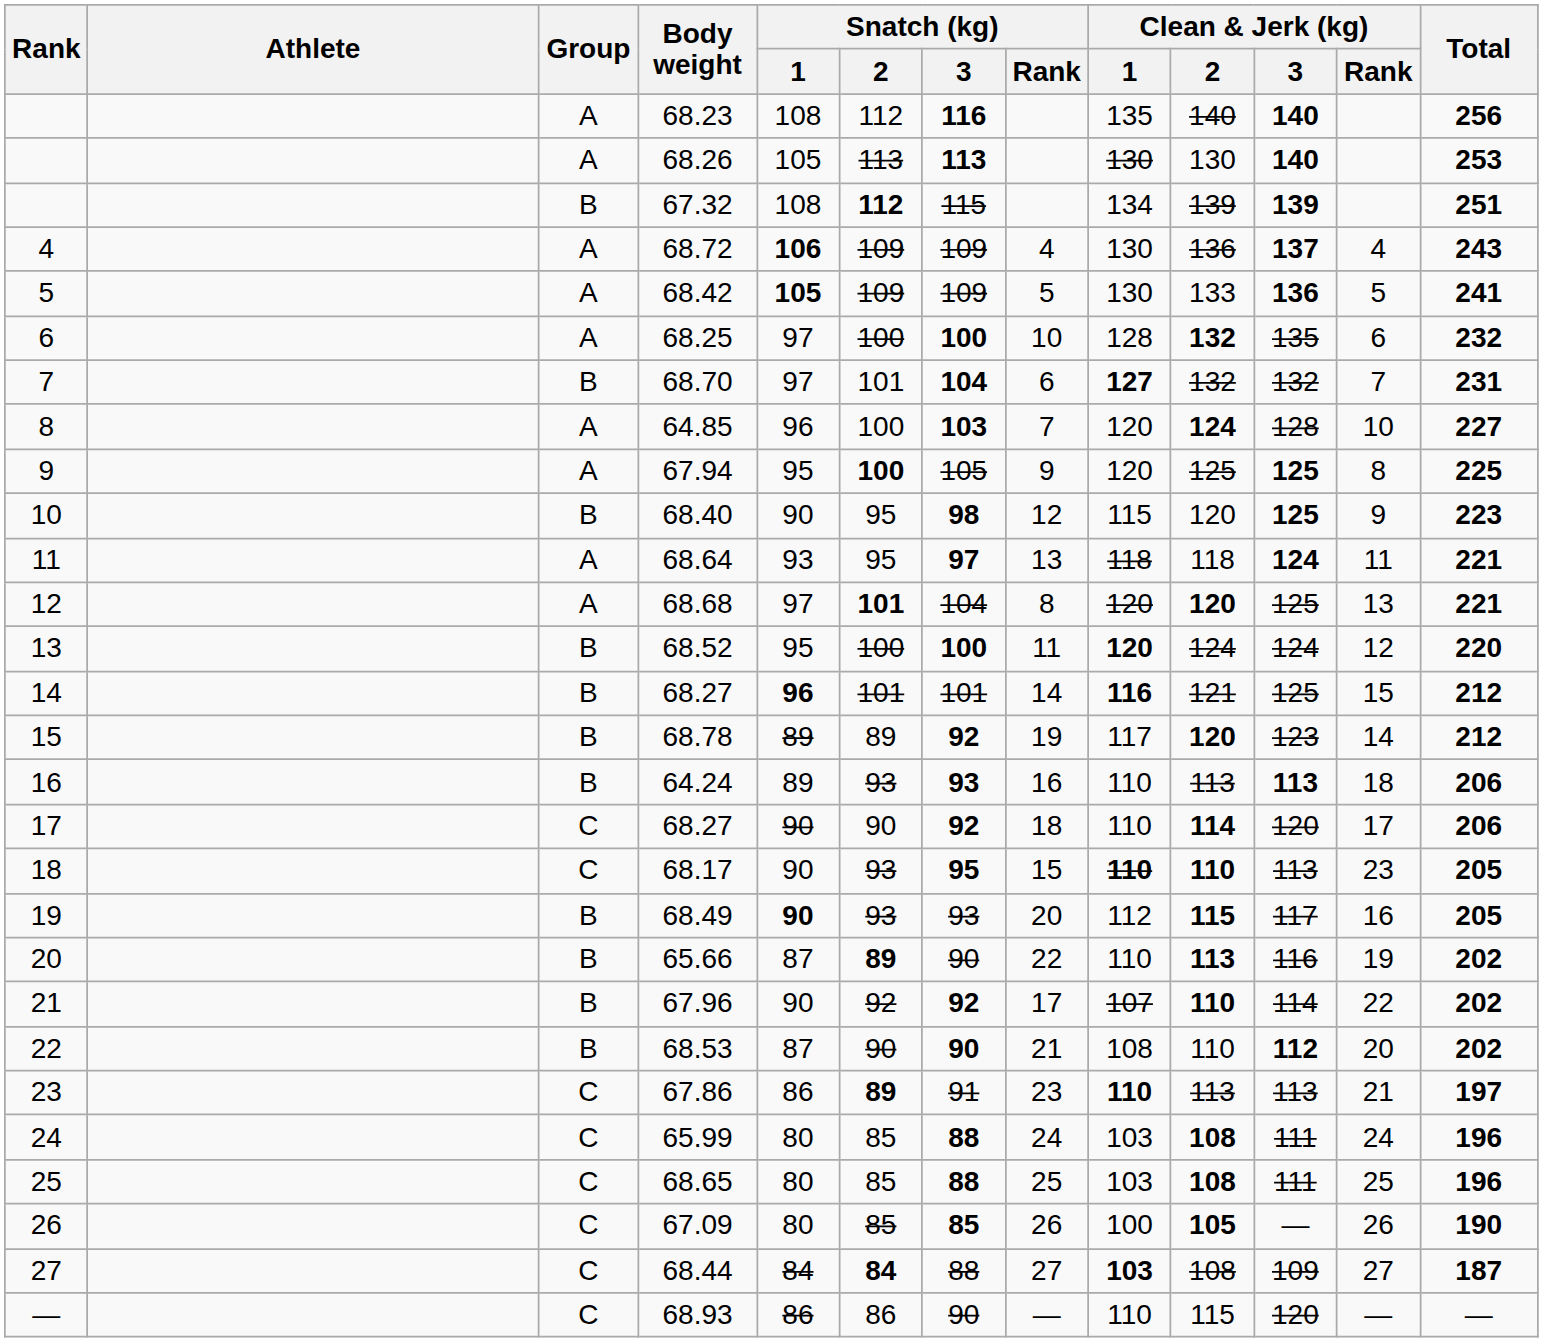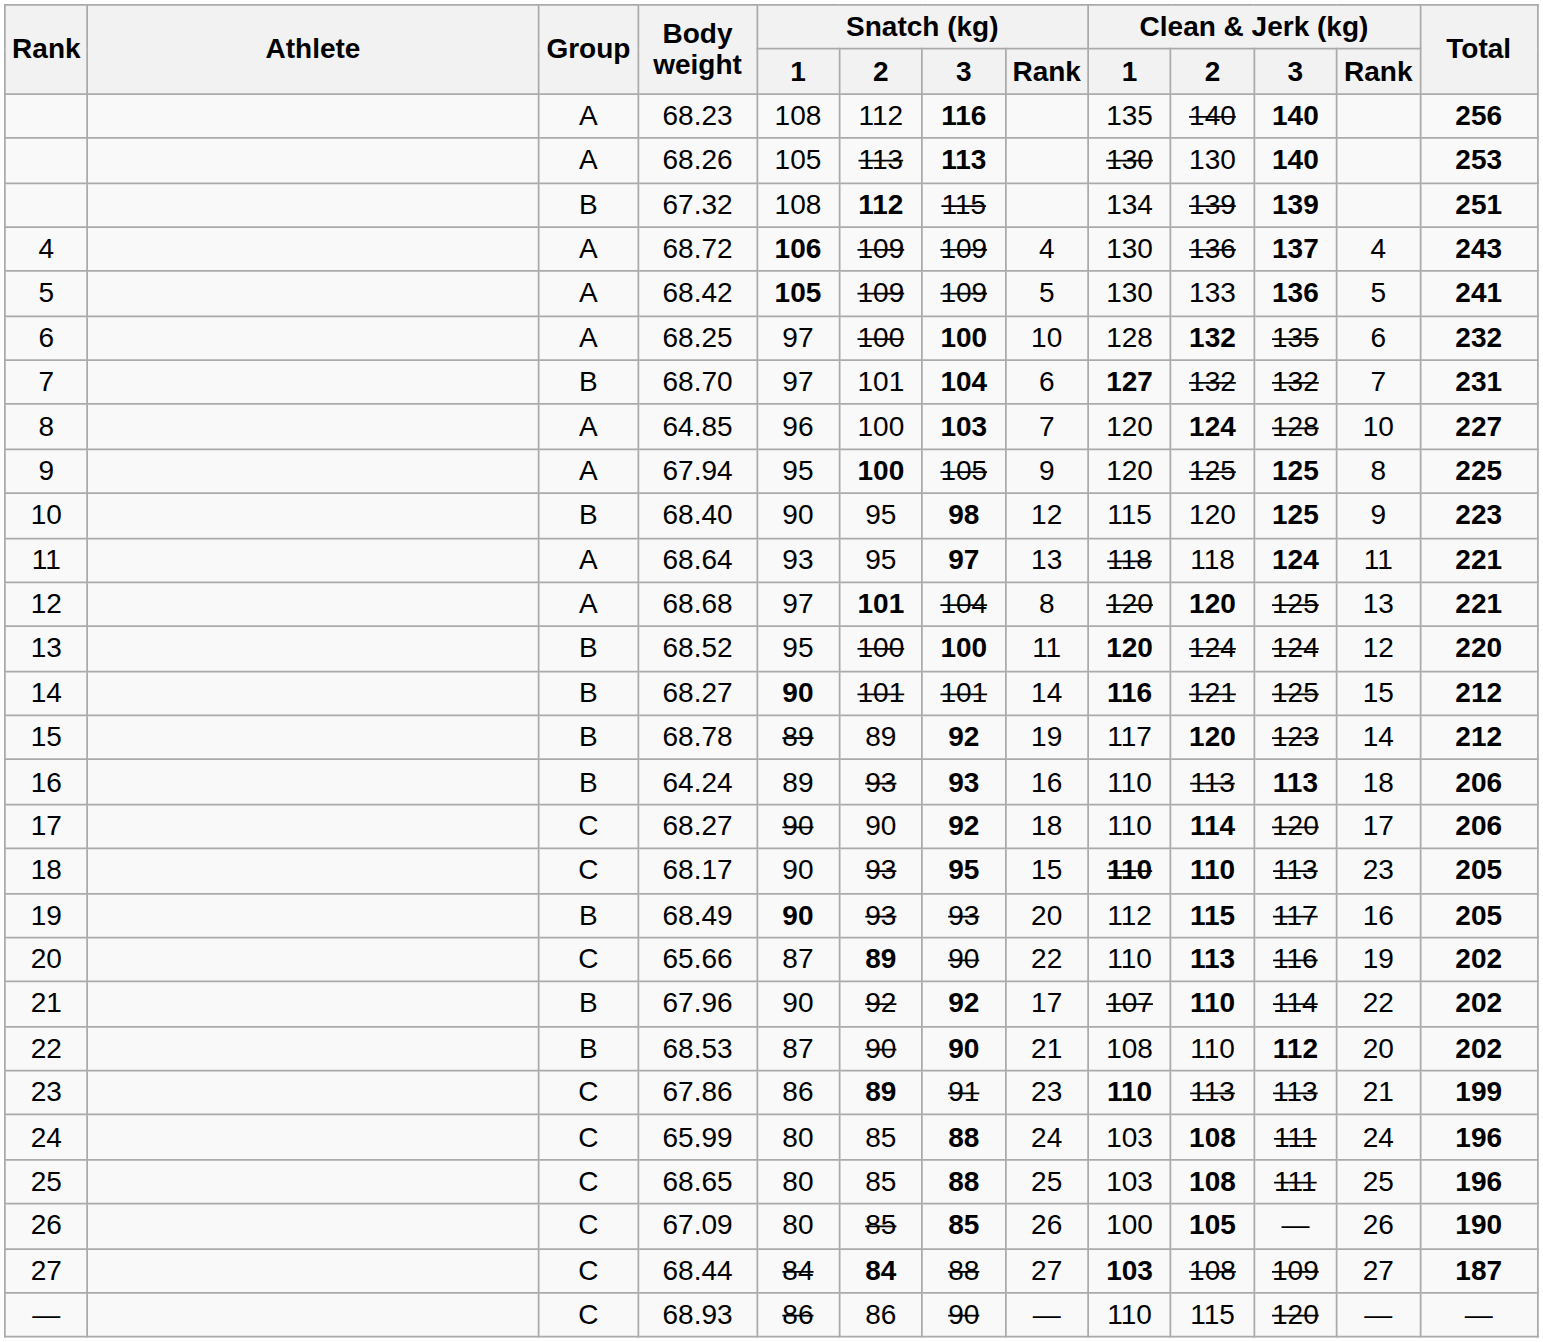(798, 692) 96 -> (798, 692) 90
(588, 959) B -> (588, 959) C
(1479, 1092) 197 -> (1479, 1092) 199
